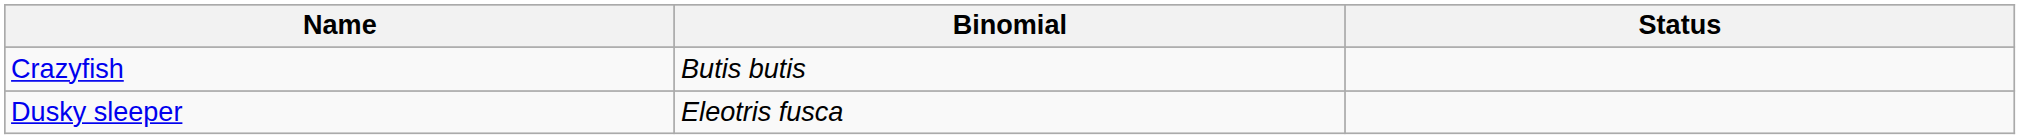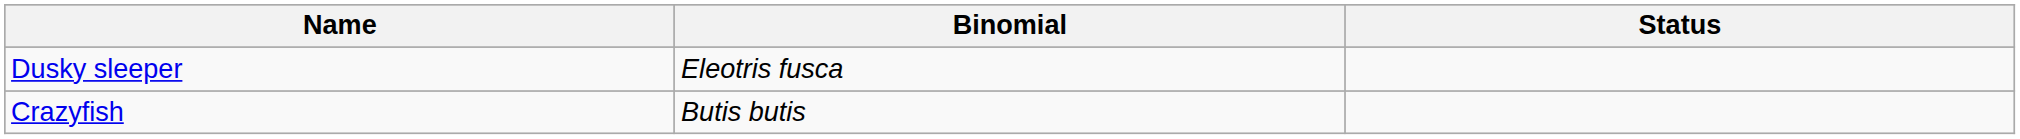rows swapped: (67, 68) <-> (97, 111)
